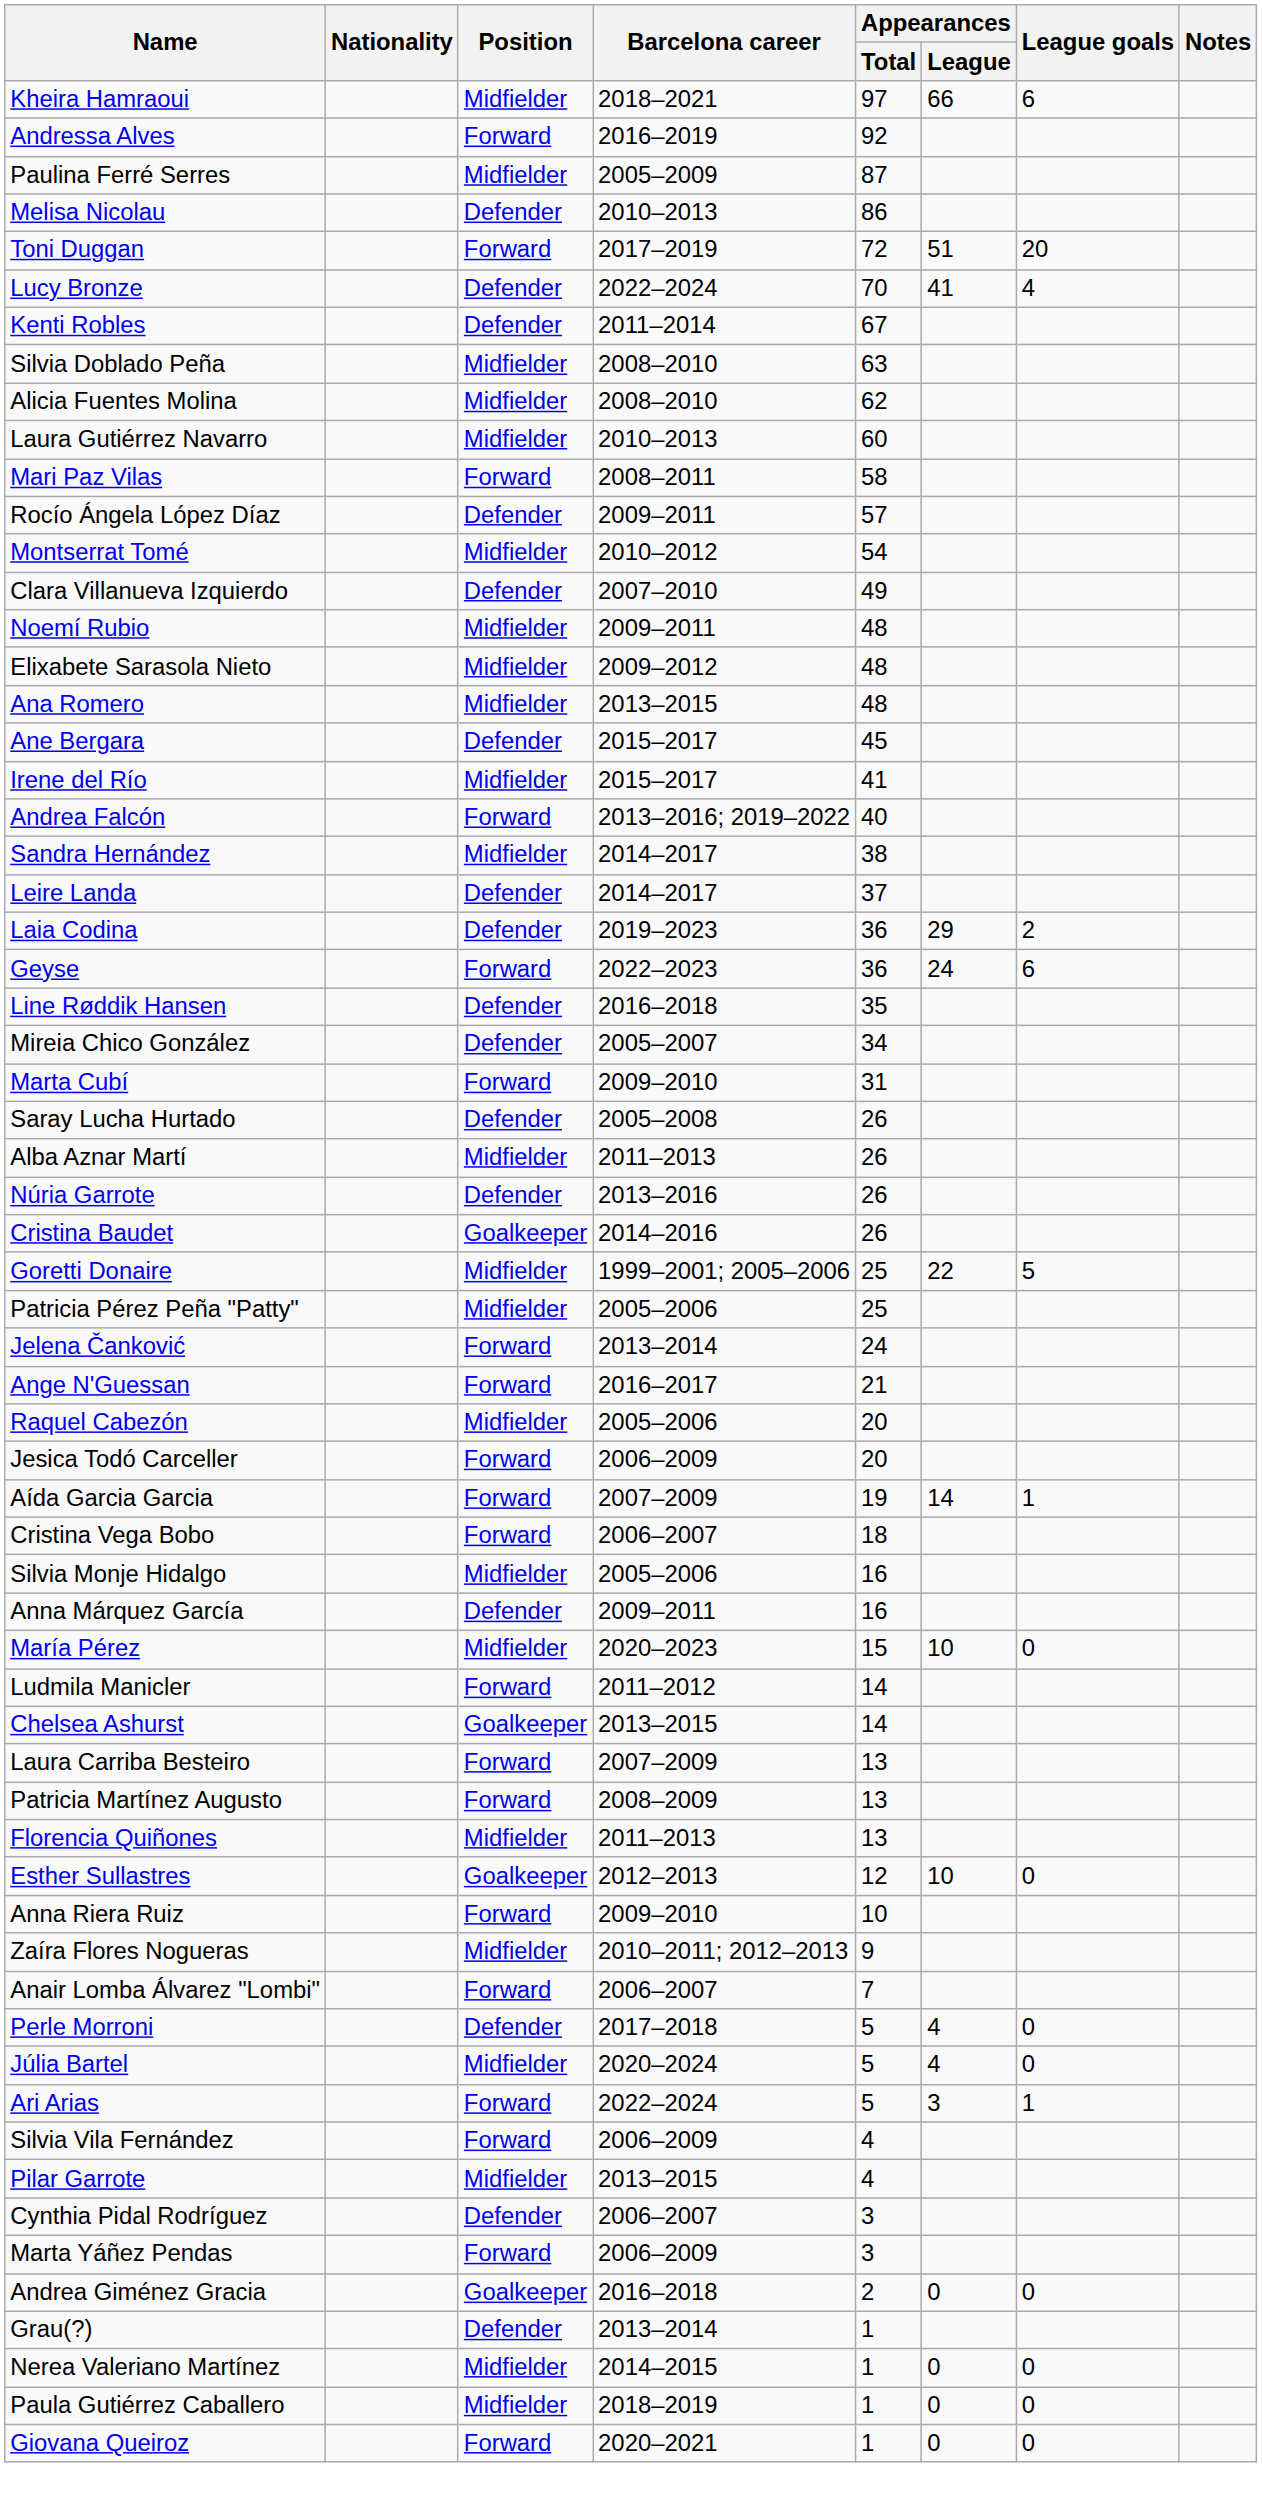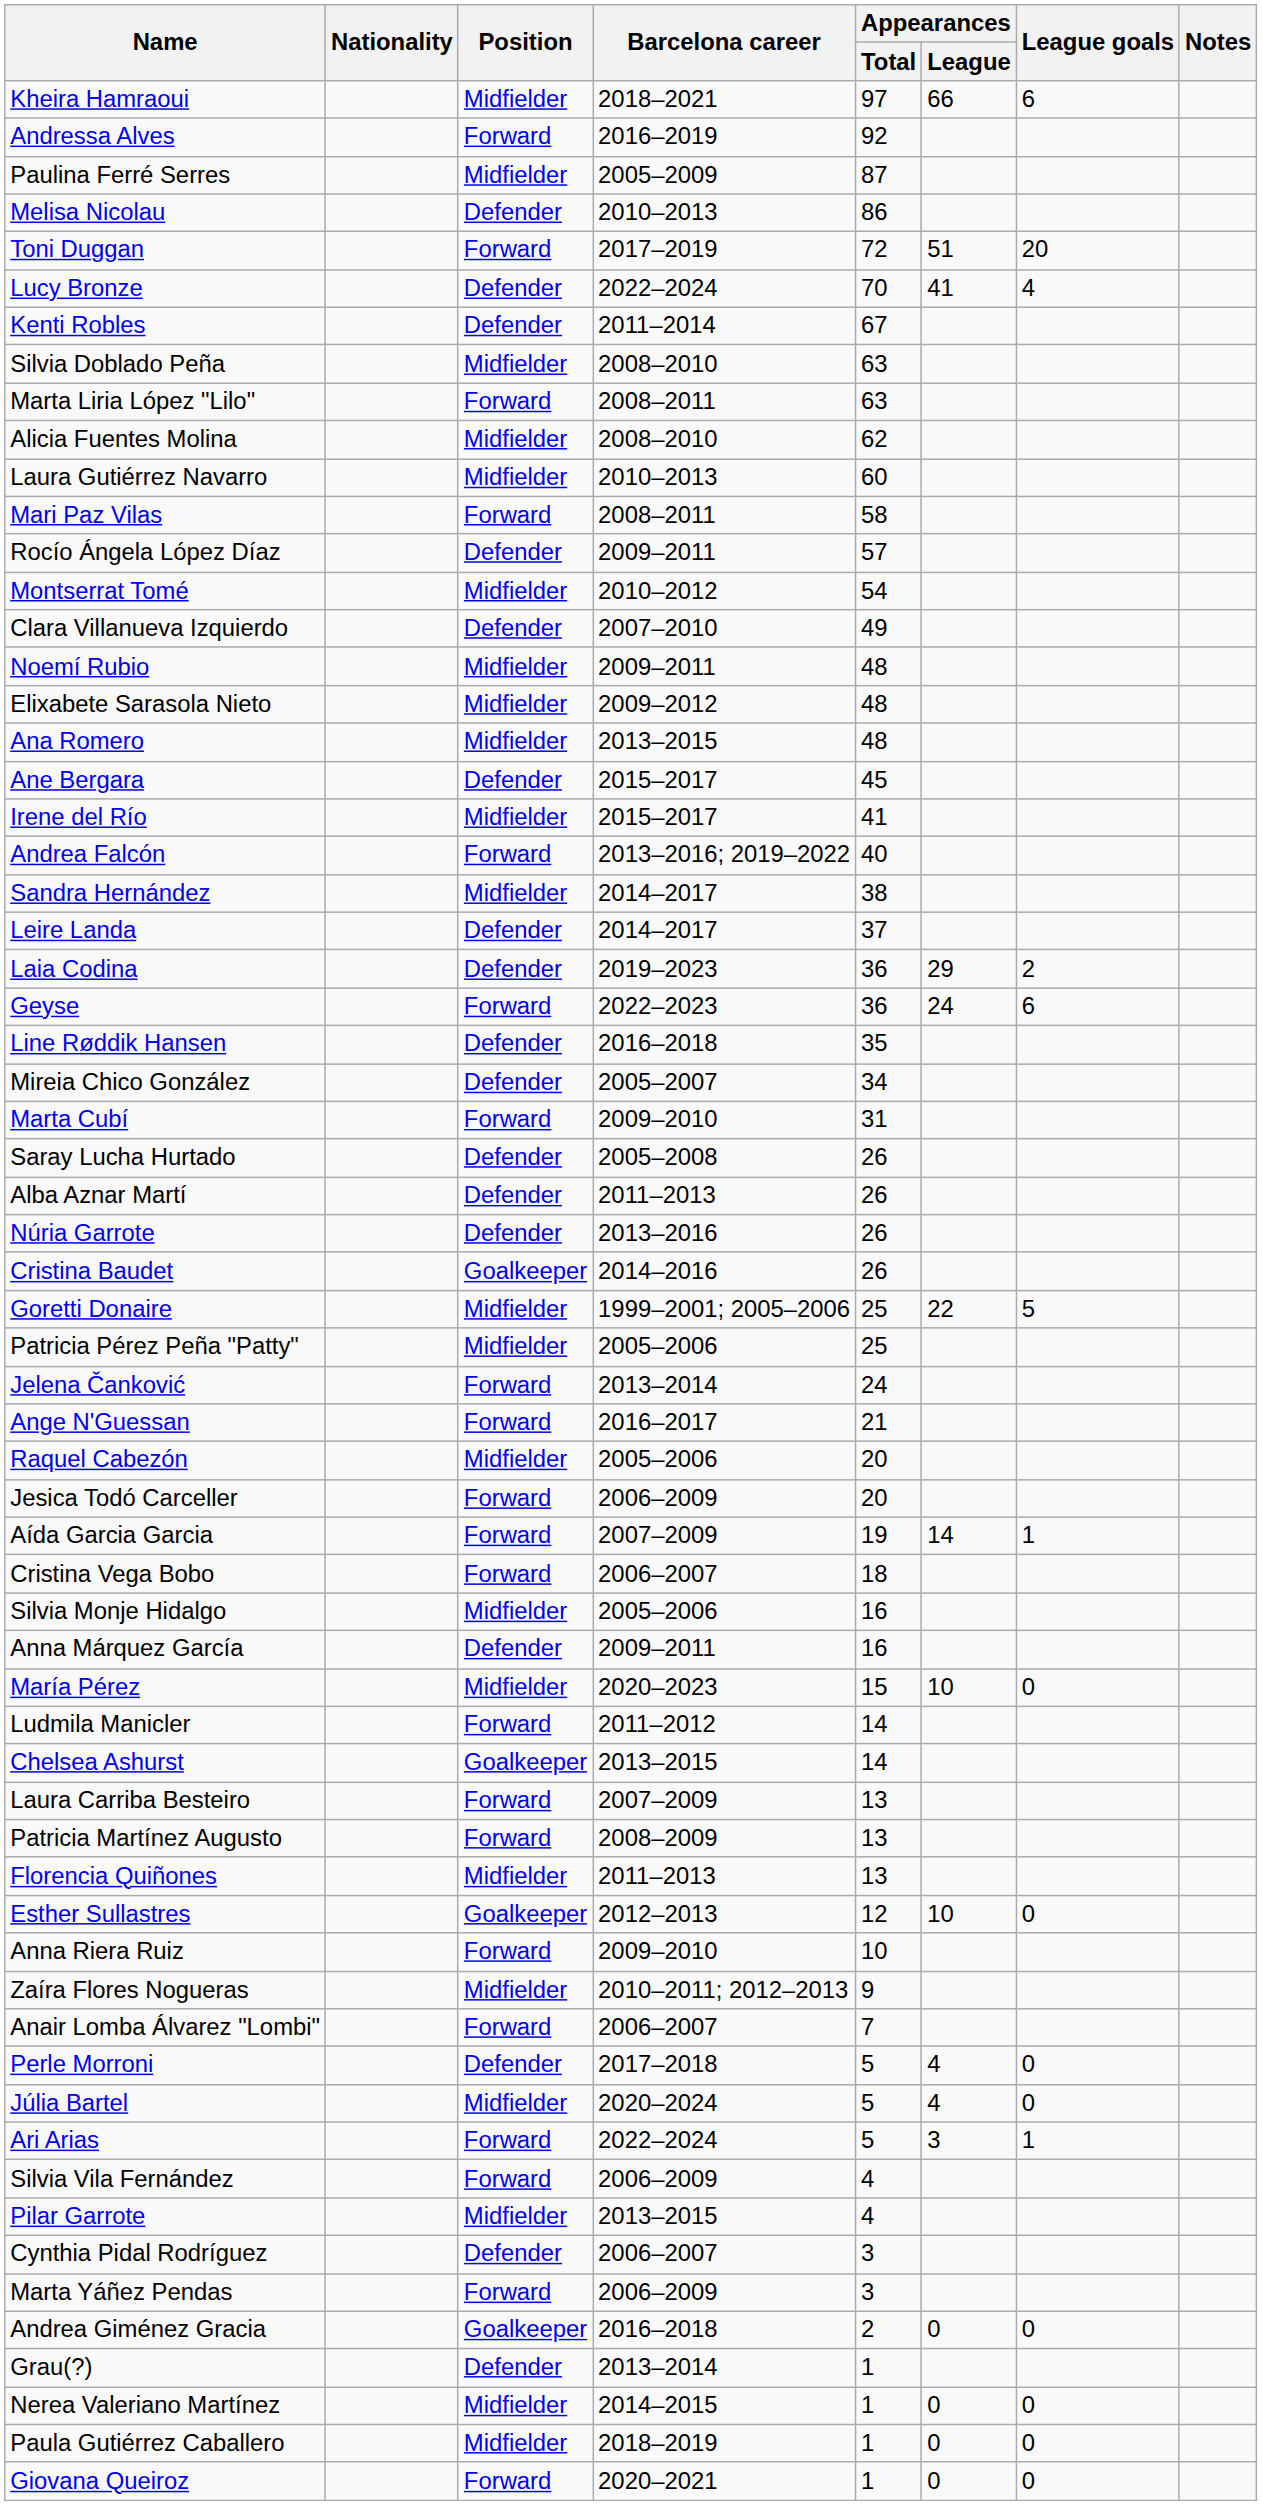+ row: (133, 401)
(516, 1157) Midfielder -> (513, 1195) Defender
